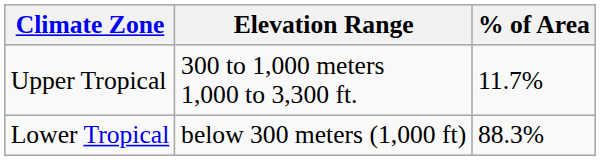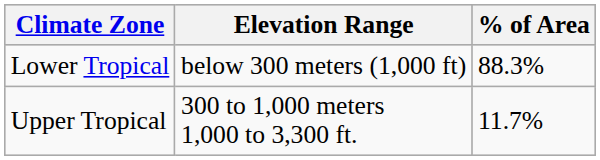rows swapped: (90, 134) <-> (89, 79)
